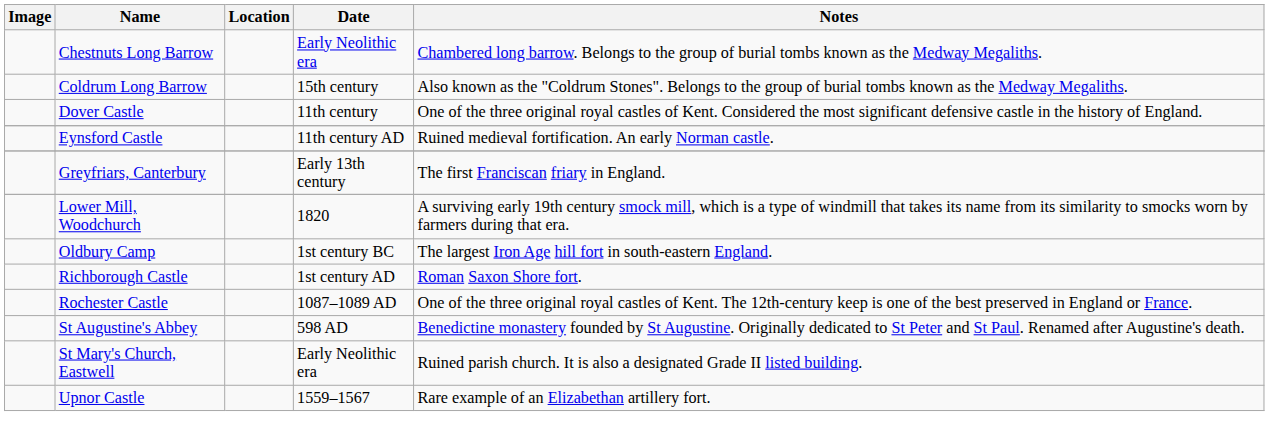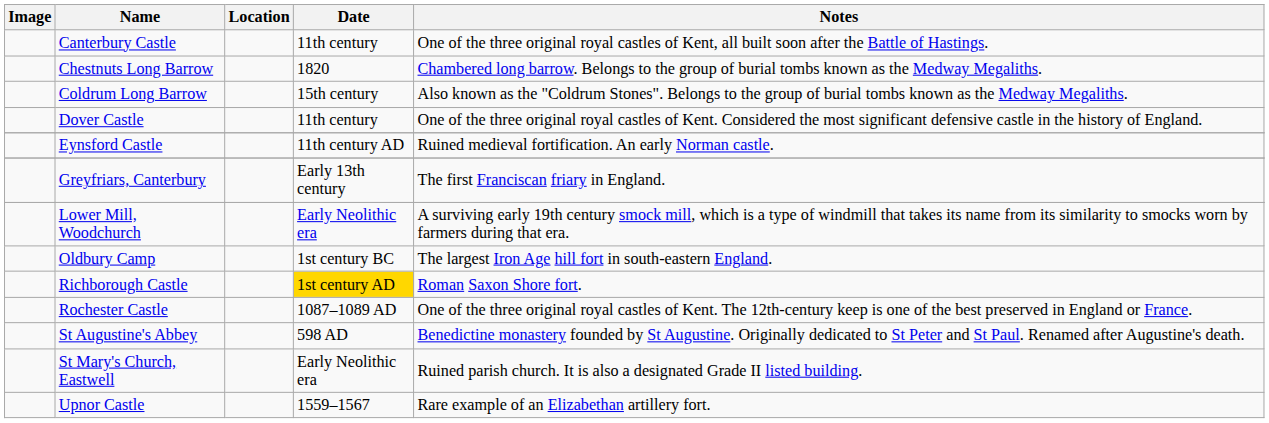+ row: (117, 42)
(347, 52) Early Neolithic era -> (313, 68) 1820
(313, 216) 1820 -> (347, 223) Early Neolithic era
(346, 276) no background -> (346, 284) gold background
